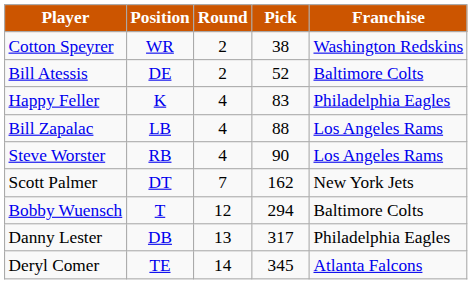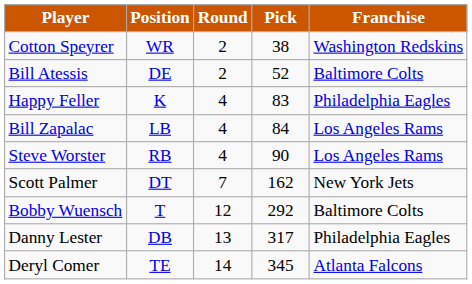(281, 127) 88 -> (281, 127) 84
(281, 210) 294 -> (281, 210) 292
